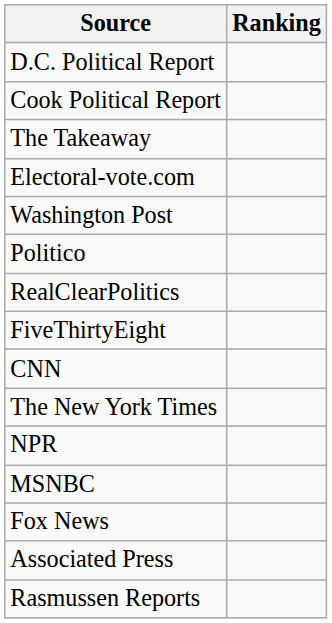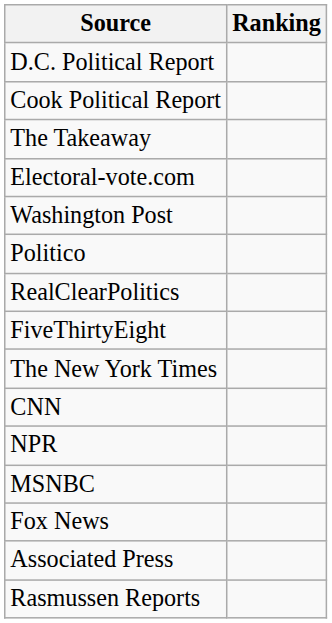rows swapped: (114, 406) <-> (36, 368)
